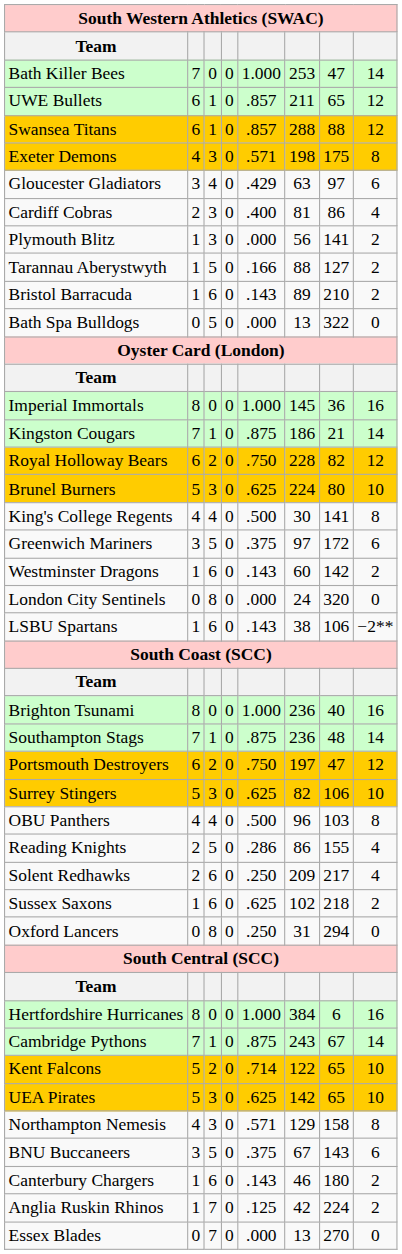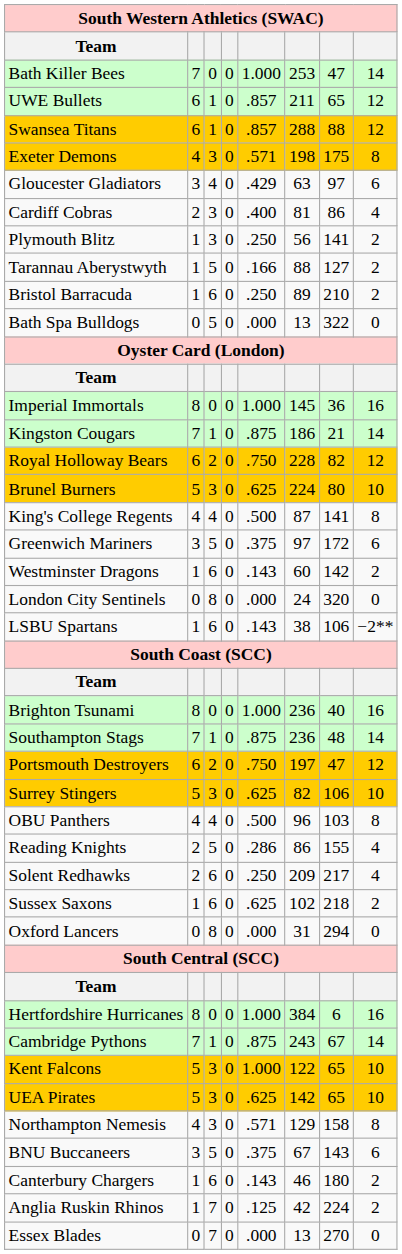(261, 239) .000 -> (261, 239) .250
(261, 294) .143 -> (261, 294) .250
(302, 516) 30 -> (302, 516) 87
(261, 931) .250 -> (261, 931) .000
(213, 1069) 2 -> (213, 1069) 3
(261, 1069) .714 -> (261, 1069) 1.000
